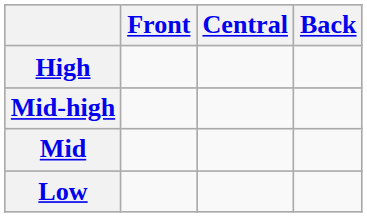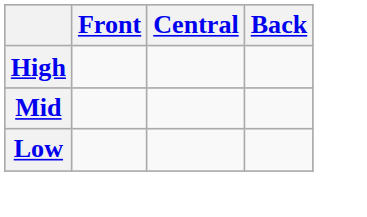- row: (63, 107)
